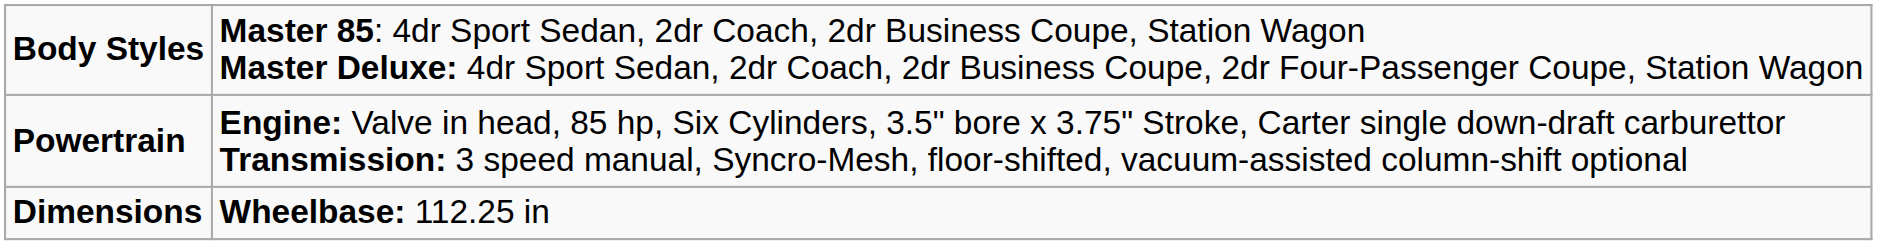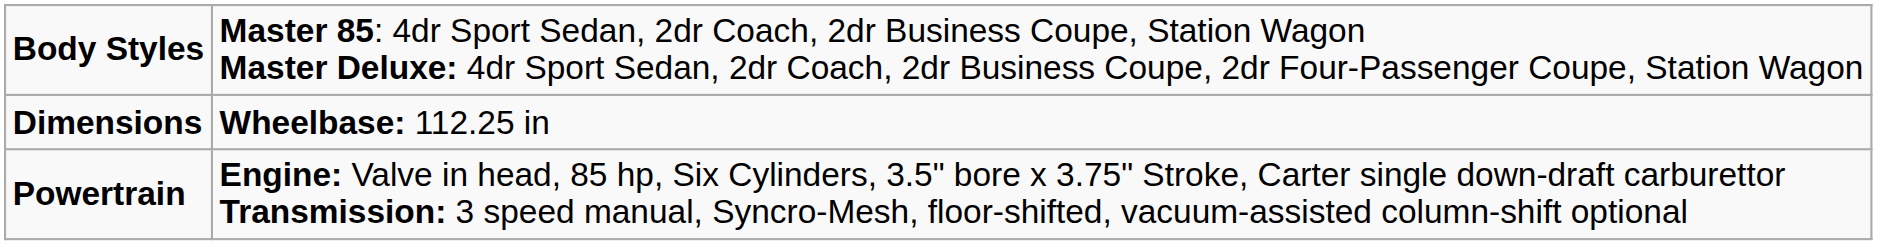rows swapped: (99, 140) <-> (108, 212)
